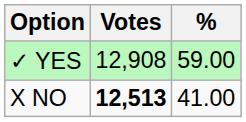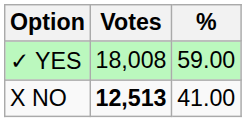(131, 60) 12,908 -> (131, 60) 18,008
